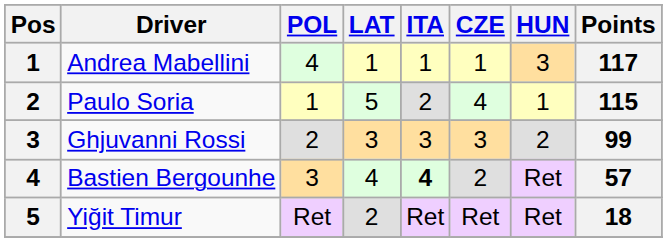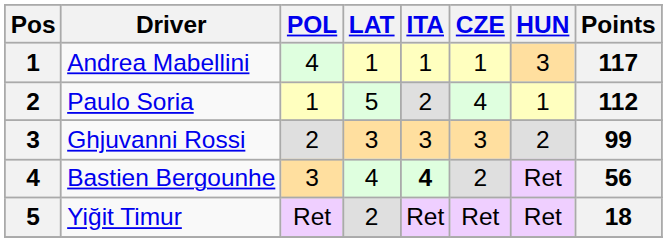(618, 101) 115 -> (618, 101) 112
(618, 178) 57 -> (618, 178) 56
